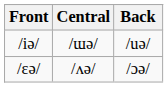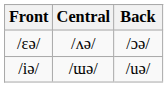rows swapped: (29, 43) <-> (29, 69)
